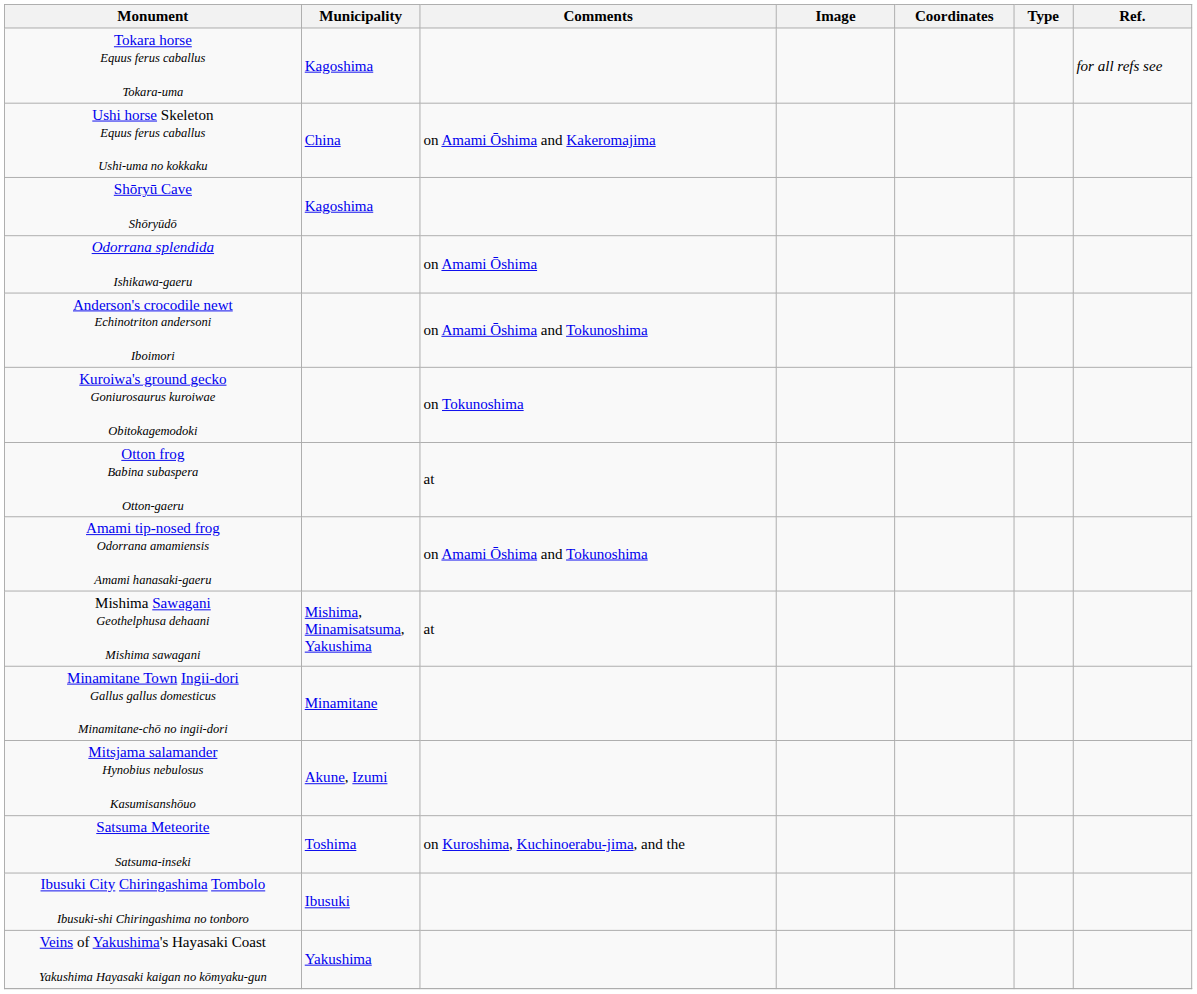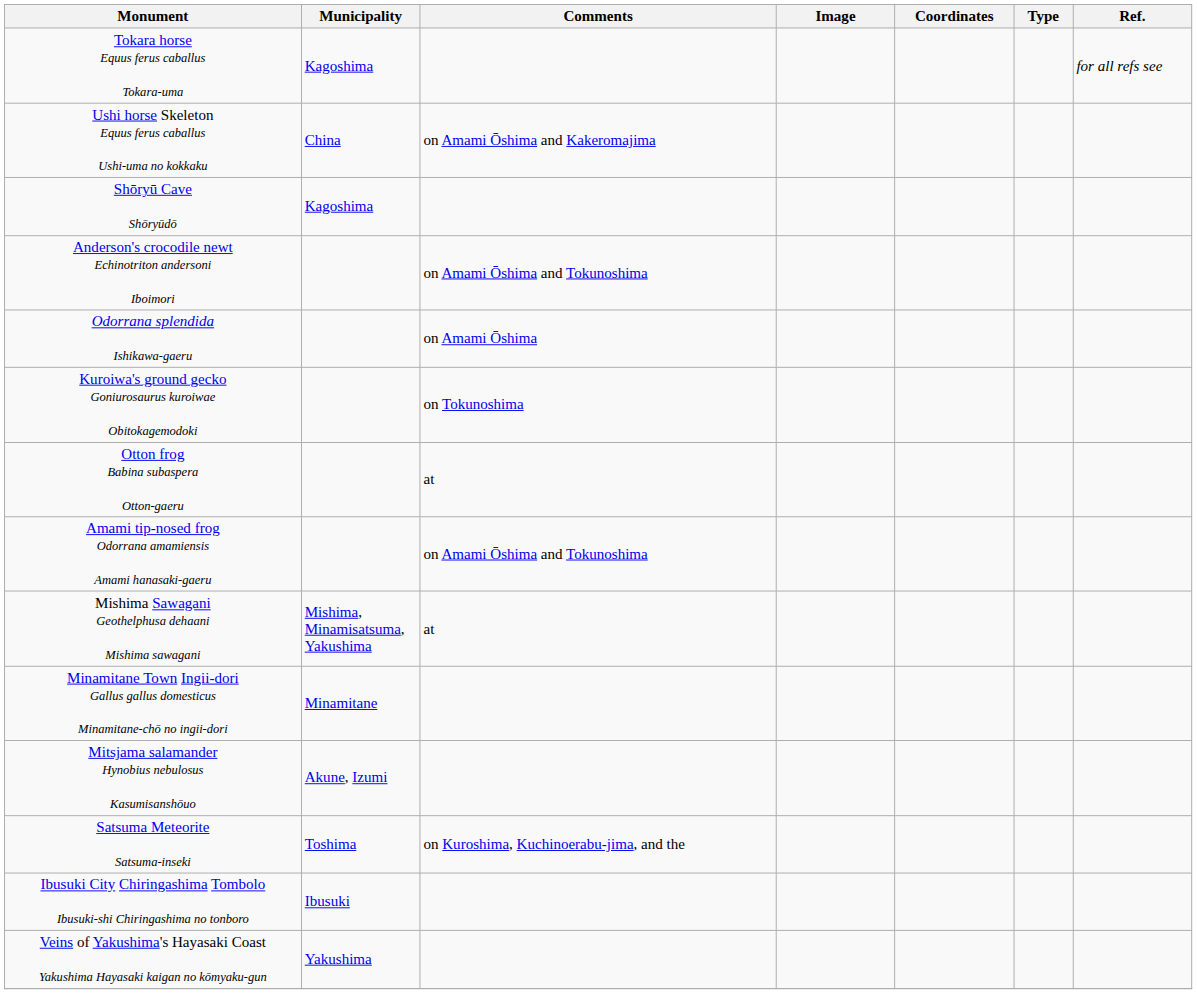rows swapped: (153, 330) <-> (153, 264)
